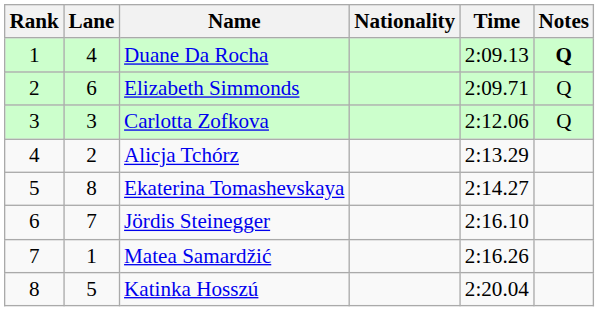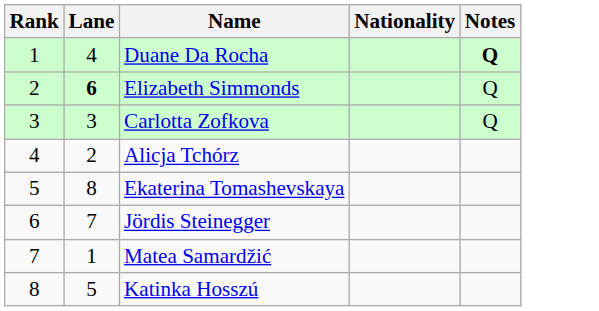- column: (497, 21)
(91, 88) normal -> (91, 88) bold
